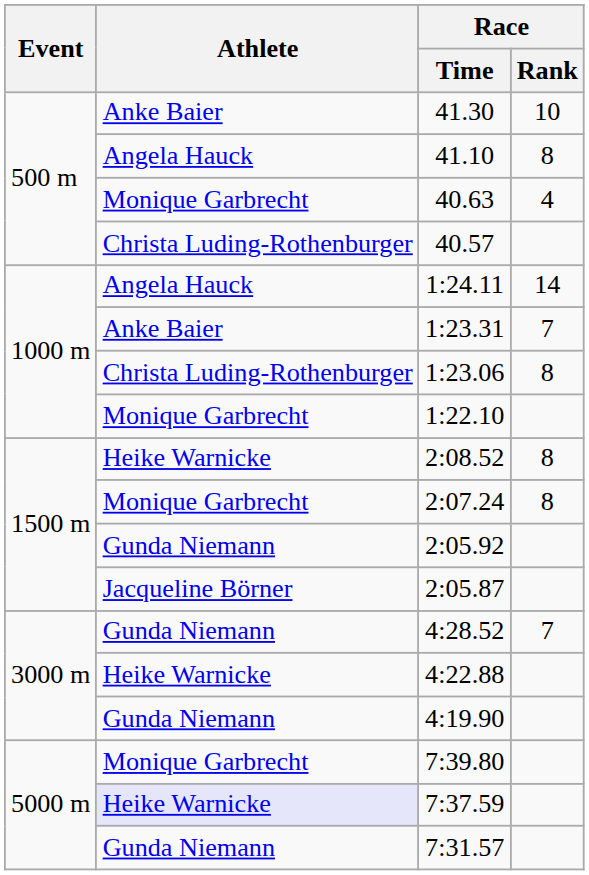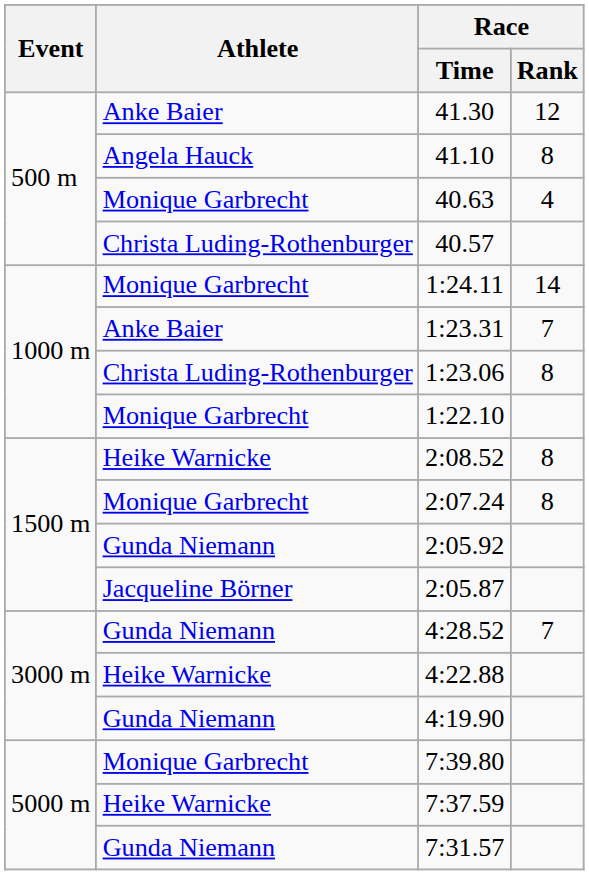(547, 112) 10 -> (547, 112) 12
(178, 285) Angela Hauck -> (206, 285) Monique Garbrecht
(187, 804) lavender background -> (187, 804) no background
